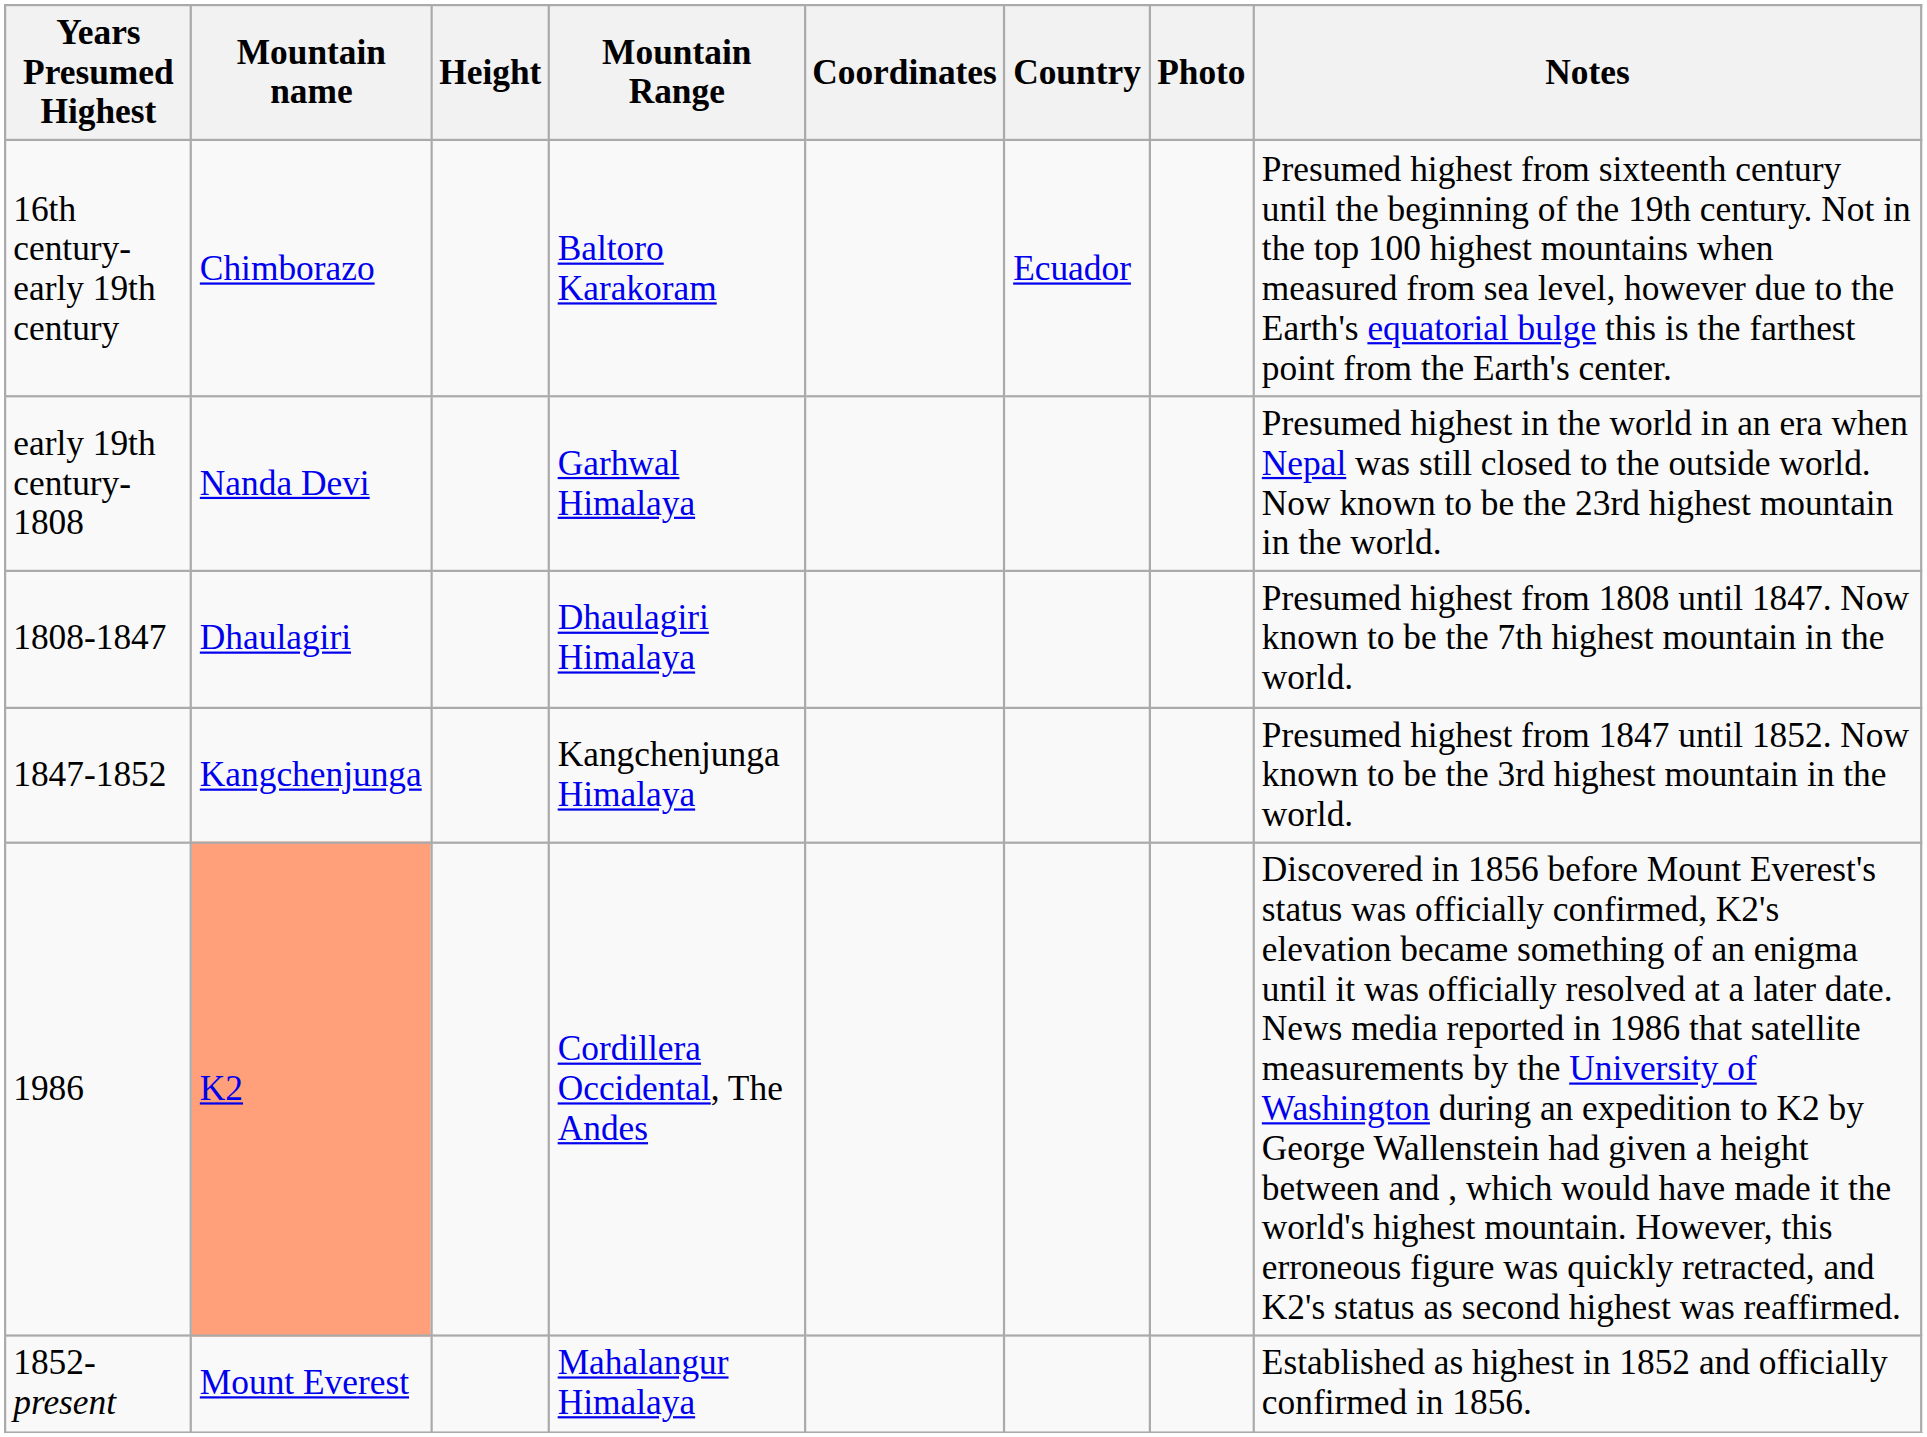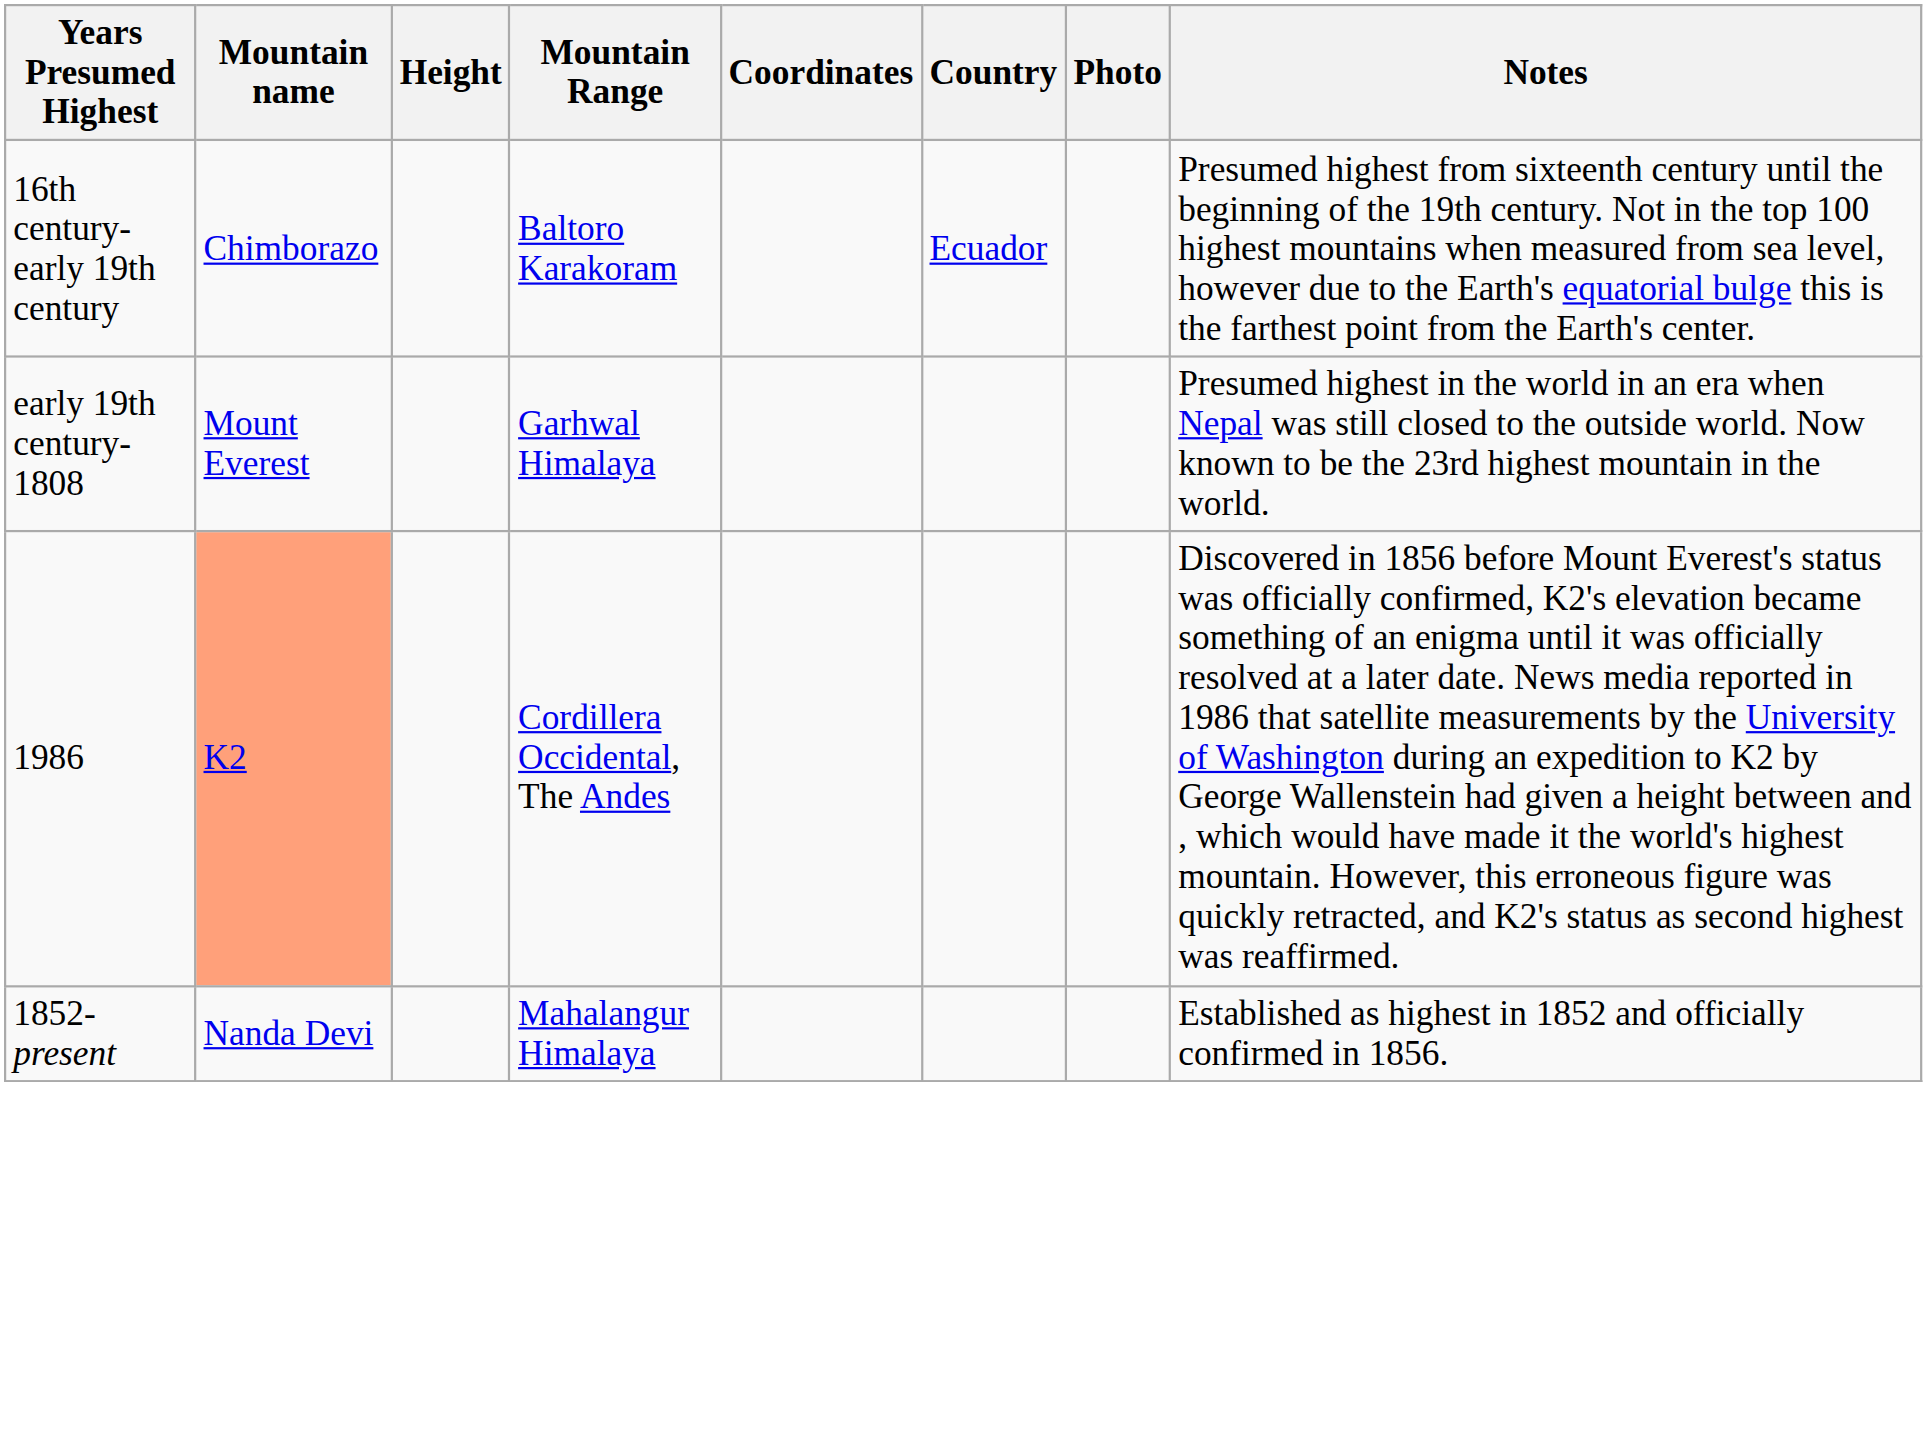(285, 482) Nanda Devi -> (257, 443) Mount Everest
- row: (90, 638)
- row: (90, 773)
(304, 1383) Mount Everest -> (288, 1032) Nanda Devi
